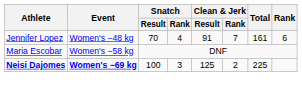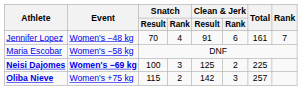(235, 38) 7 -> (235, 38) 6
(285, 38) 6 -> (285, 38) 7
+ row: (30, 79)
